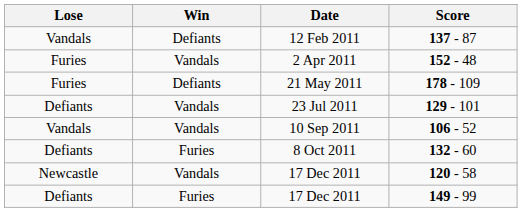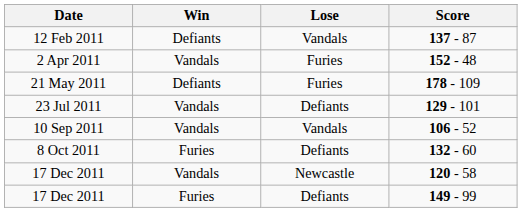columns swapped: (325, 15) <-> (68, 15)
